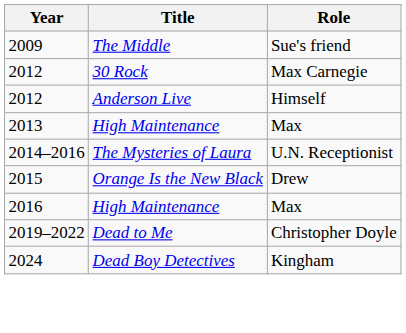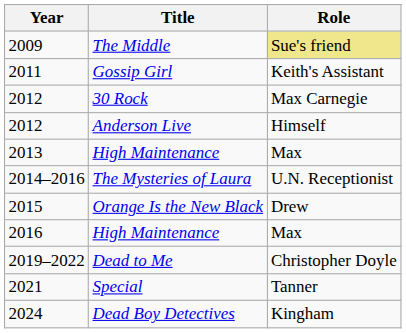(311, 44) no background -> (311, 44) khaki background
+ row: (25, 71)
+ row: (25, 286)
